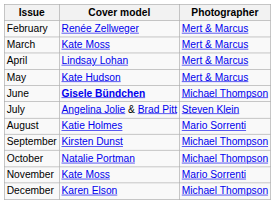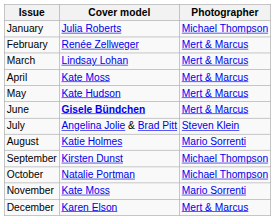+ row: (25, 28)
(86, 45) Kate Moss -> (95, 61) Lindsay Lohan
(95, 61) Lindsay Lohan -> (86, 77) Kate Moss
(225, 93) Michael Thompson -> (215, 110) Mert & Marcus
(225, 191) Michael Thompson -> (215, 207) Mert & Marcus
